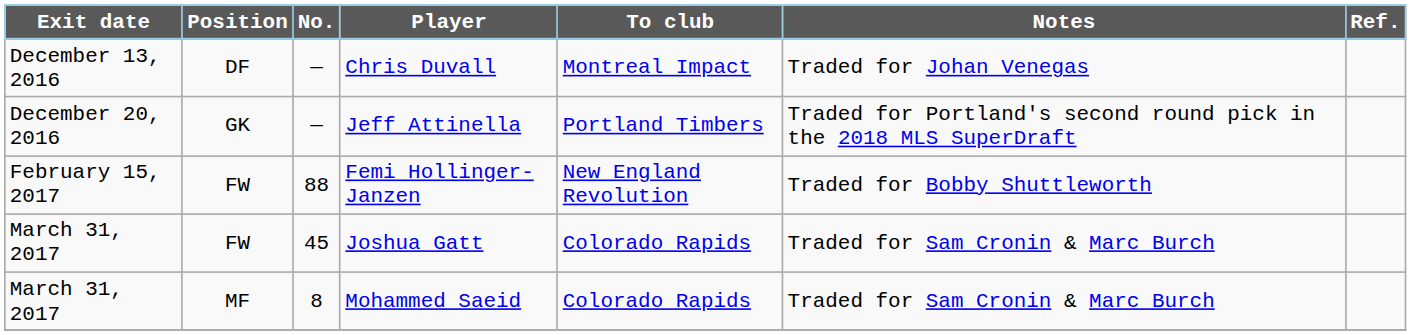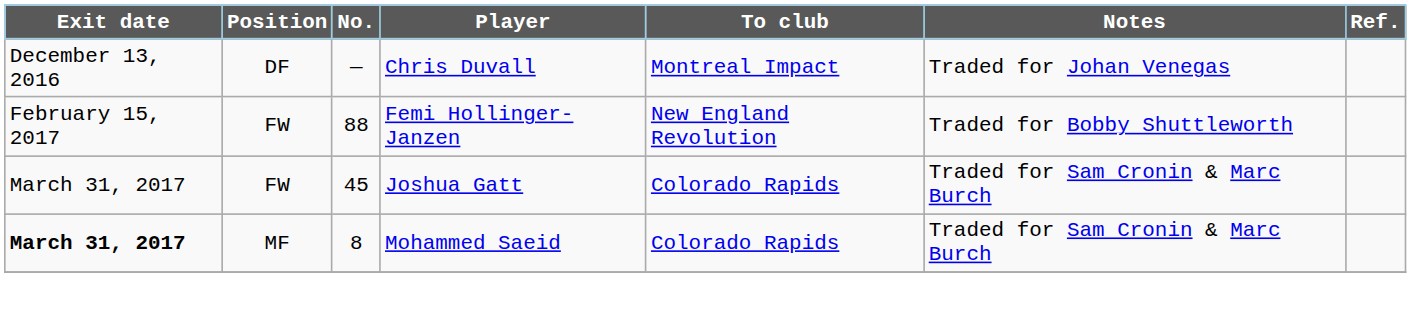- row: (433, 126)
(66, 301) normal -> (98, 243) bold
